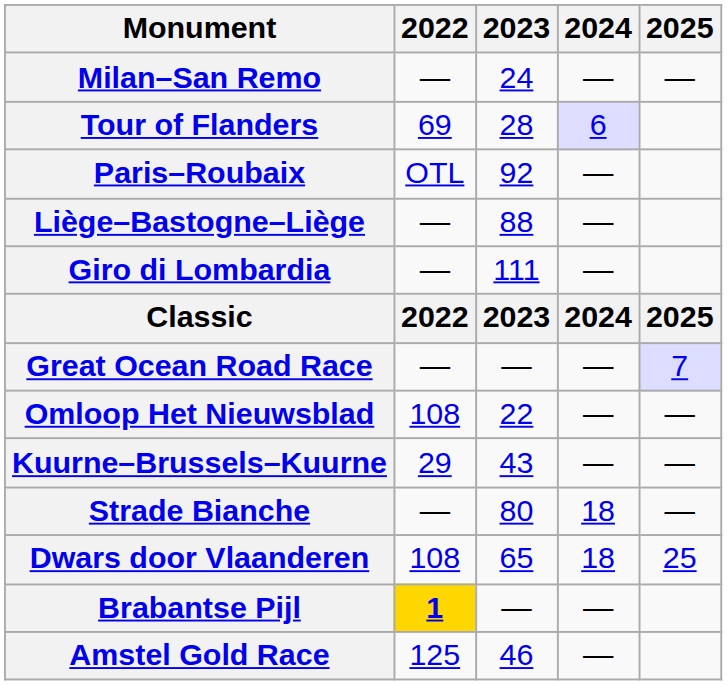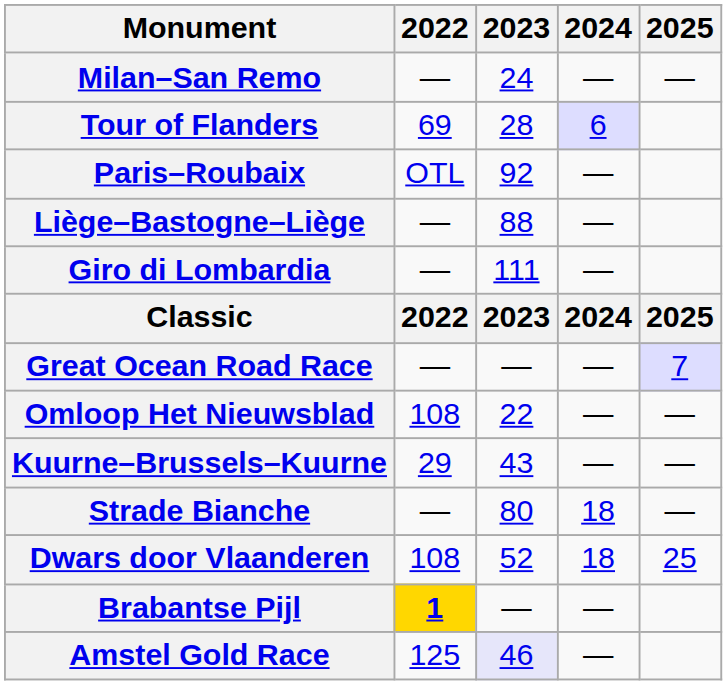(516, 558) 65 -> (516, 558) 52
(516, 655) no background -> (516, 655) lavender background
